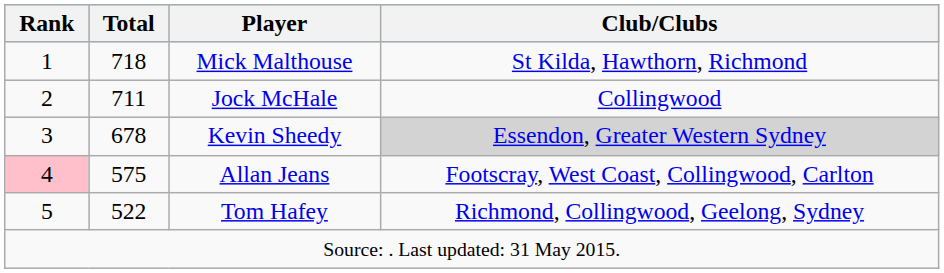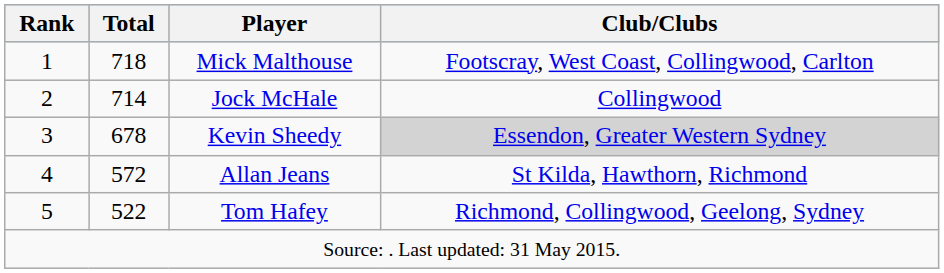(660, 60) St Kilda, Hawthorn, Richmond -> (660, 60) Footscray, West Coast, Collingwood, Carlton
(129, 98) 711 -> (129, 98) 714
(47, 173) pink background -> (47, 173) no background
(129, 173) 575 -> (129, 173) 572
(660, 173) Footscray, West Coast, Collingwood, Carlton -> (660, 173) St Kilda, Hawthorn, Richmond
